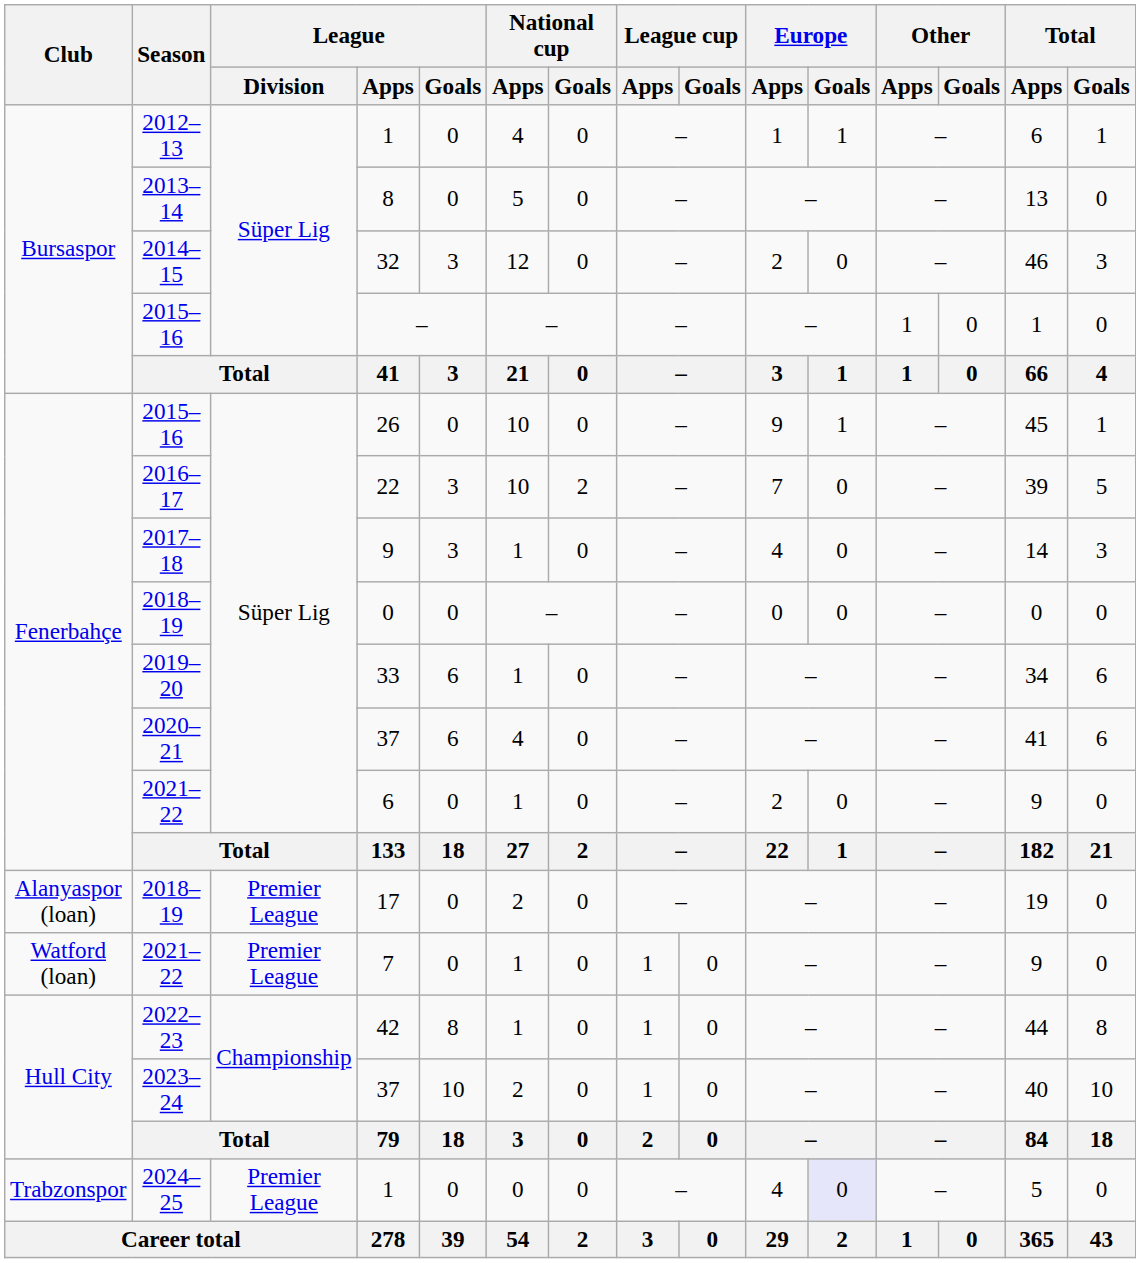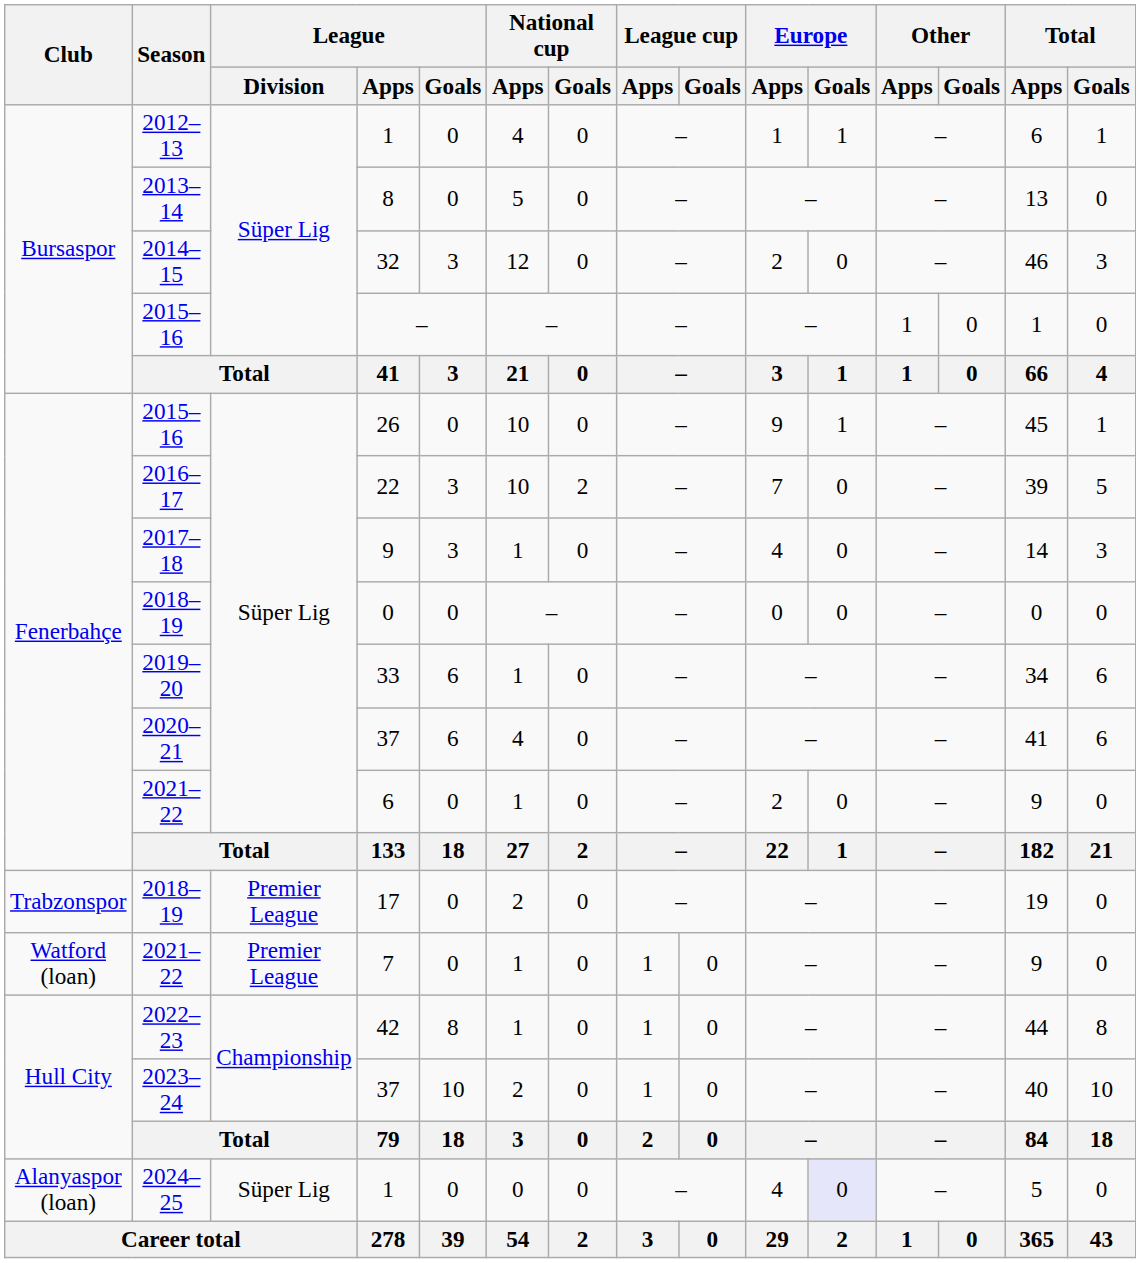(68, 901) Alanyaspor (loan) -> (68, 901) Trabzonspor
(68, 1189) Trabzonspor -> (68, 1189) Alanyaspor (loan)
(284, 1189) Premier League -> (284, 1189) Süper Lig
